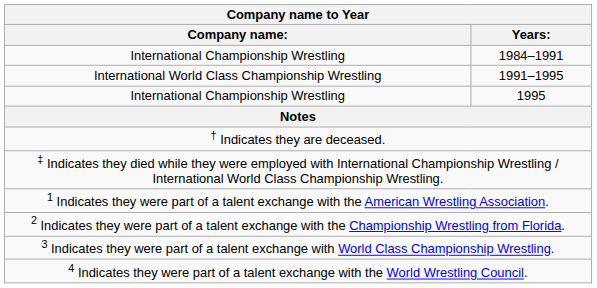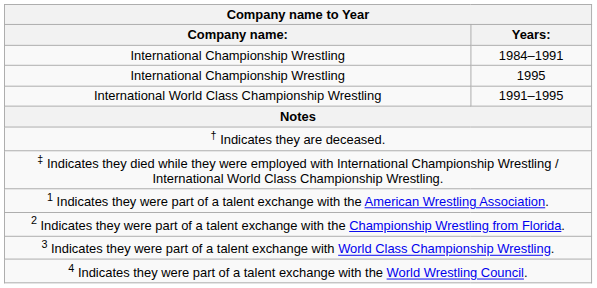rows swapped: (531, 75) <-> (531, 96)
